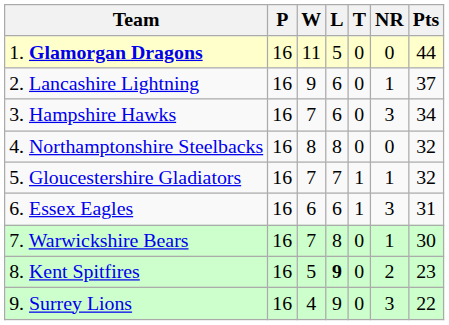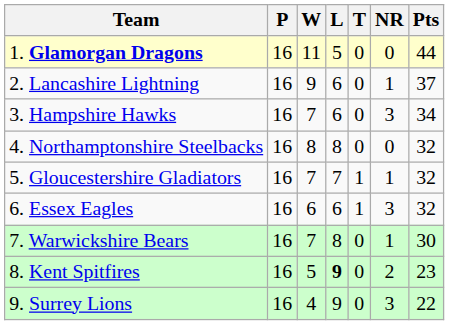(426, 209) 31 -> (426, 209) 32
